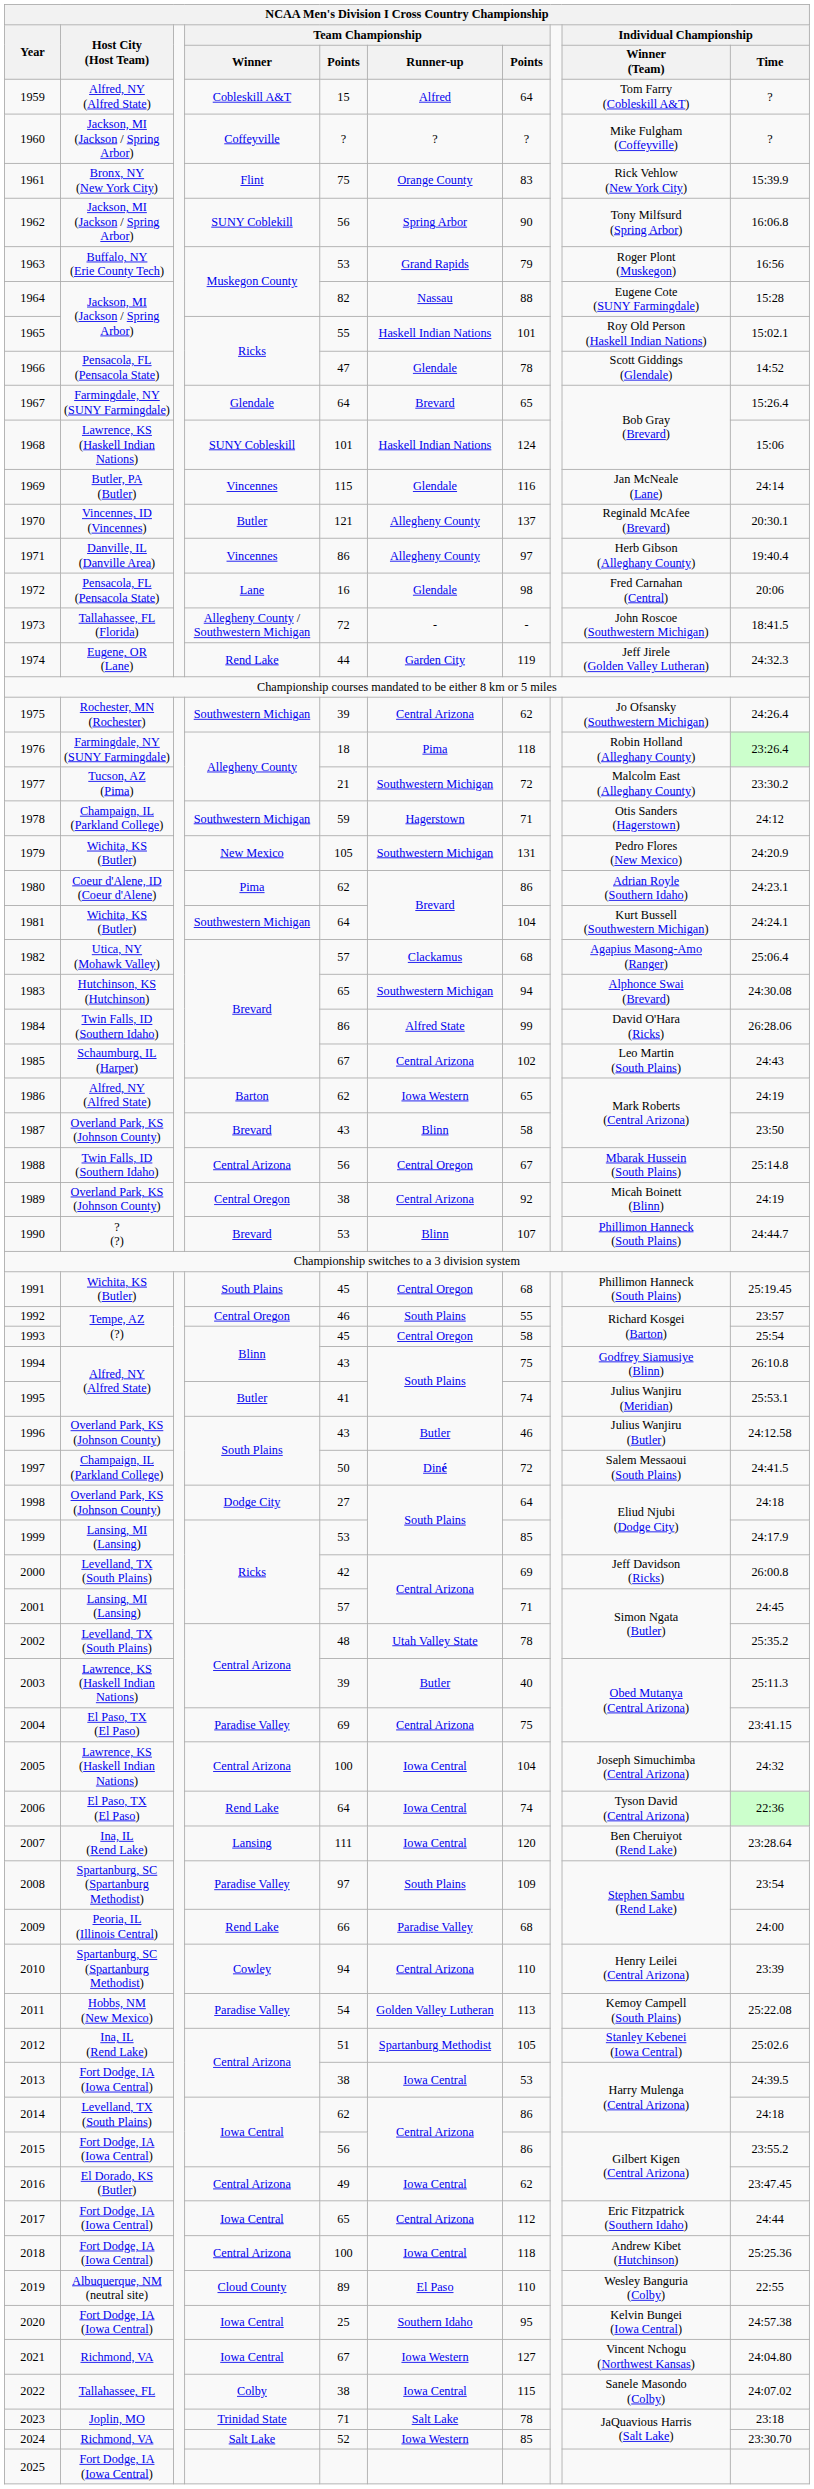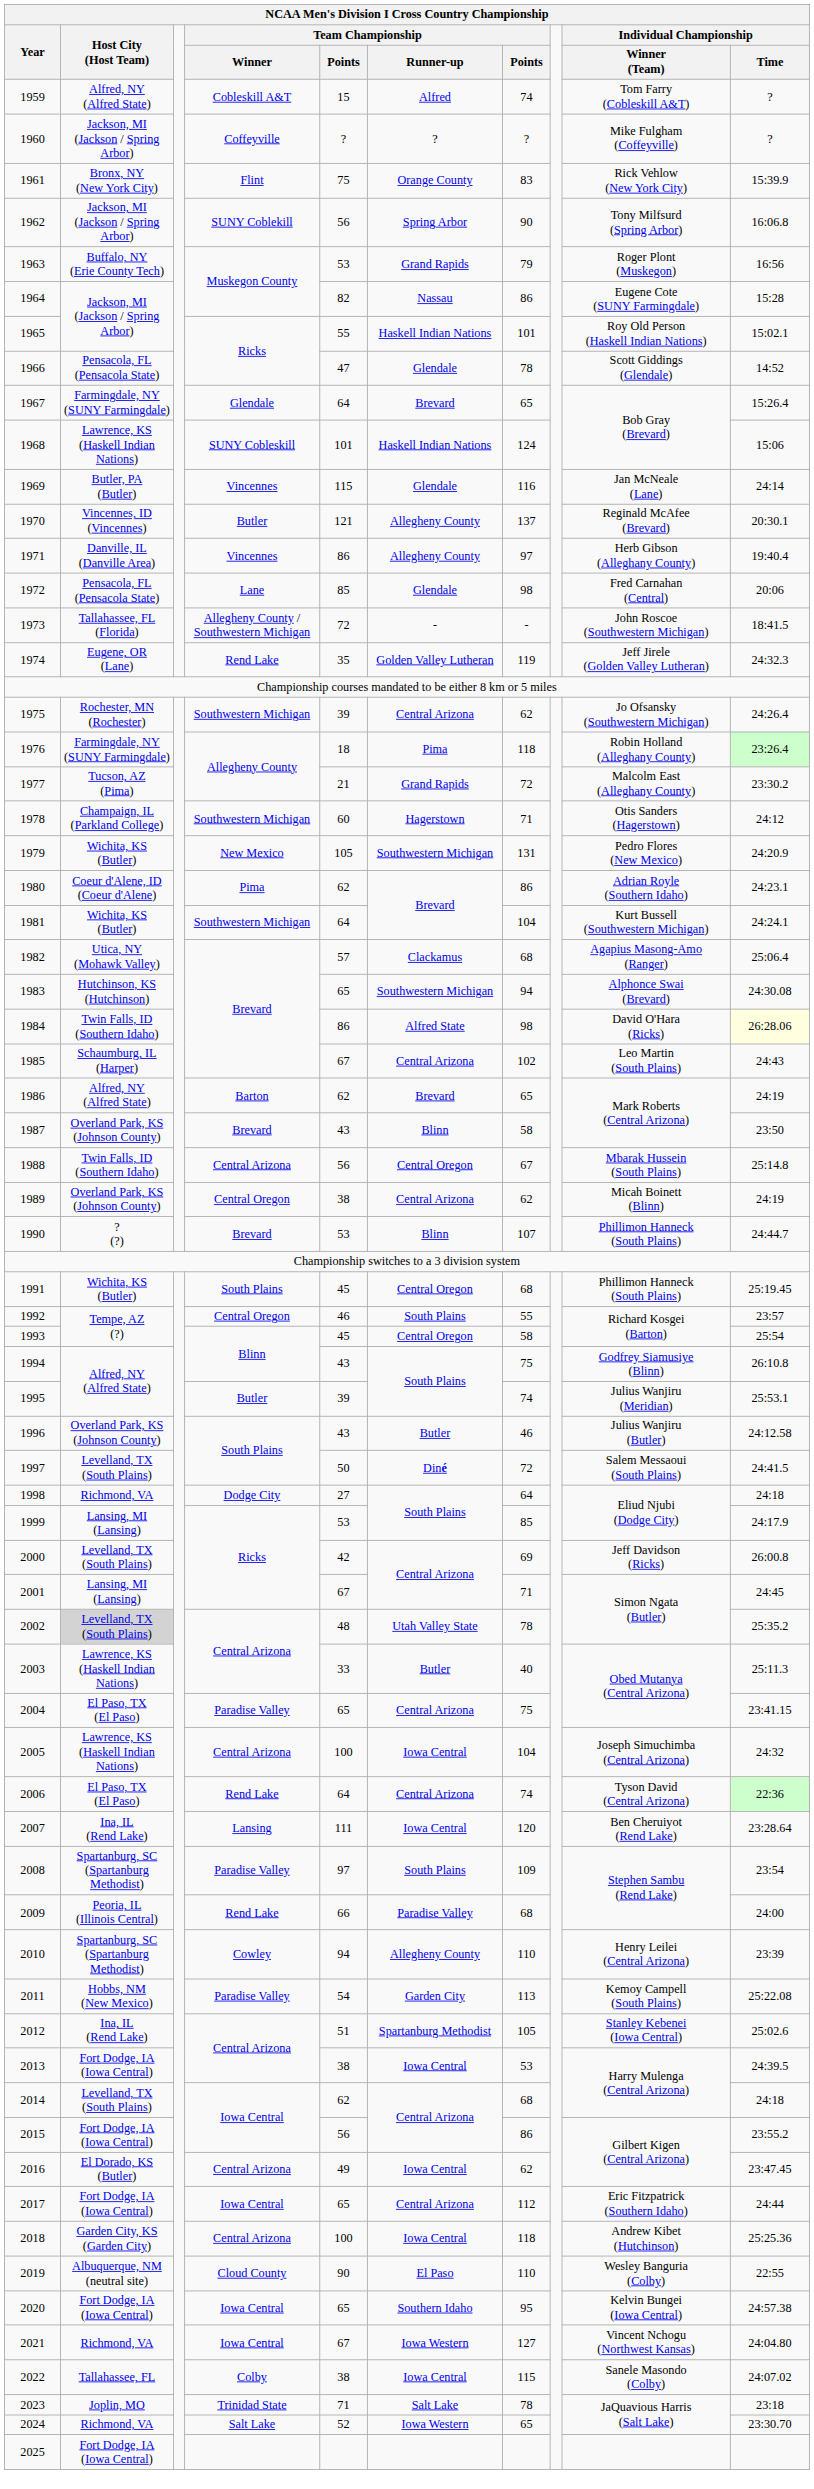(526, 97) 64 -> (526, 97) 74
(526, 299) 88 -> (526, 299) 86
(343, 590) 16 -> (343, 590) 85
(343, 660) 44 -> (343, 660) 35
(435, 660) Garden City -> (435, 660) Golden Valley Lutheran
(435, 784) Southwestern Michigan -> (435, 784) Grand Rapids
(343, 818) 59 -> (343, 818) 60
(526, 1026) 99 -> (526, 1026) 98
(770, 1026) no background -> (770, 1026) lightyellow background
(435, 1095) Iowa Western -> (435, 1095) Brevard
(526, 1199) 92 -> (526, 1199) 62
(343, 1398) 41 -> (343, 1398) 39
(117, 1468) Champaign, IL (Parkland College) -> (117, 1468) Levelland, TX (South Plains)
(117, 1502) Overland Park, KS (Johnson County) -> (117, 1495) Richmond, VA
(343, 1606) 57 -> (343, 1592) 67
(117, 1641) no background -> (117, 1627) lightgrey background
(343, 1683) 39 -> (343, 1668) 33
(343, 1725) 69 -> (343, 1710) 65
(435, 1808) Iowa Central -> (435, 1794) Central Arizona
(435, 1969) Central Arizona -> (435, 1954) Allegheny County
(435, 2010) Golden Valley Lutheran -> (435, 1996) Garden City
(526, 2114) 86 -> (526, 2100) 68
(117, 2253) Fort Dodge, IA (Iowa Central) -> (117, 2239) Garden City, KS (Garden City)
(343, 2288) 89 -> (343, 2273) 90
(343, 2322) 25 -> (343, 2308) 65
(526, 2439) 85 -> (526, 2425) 65
